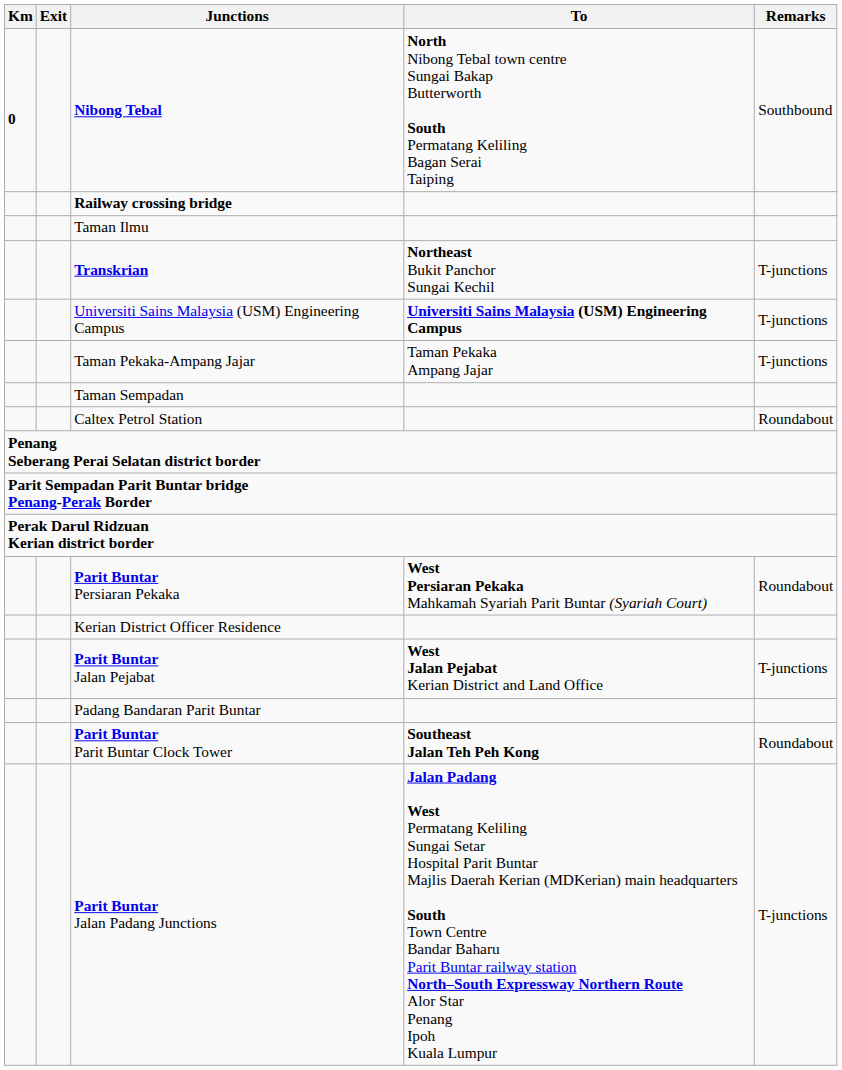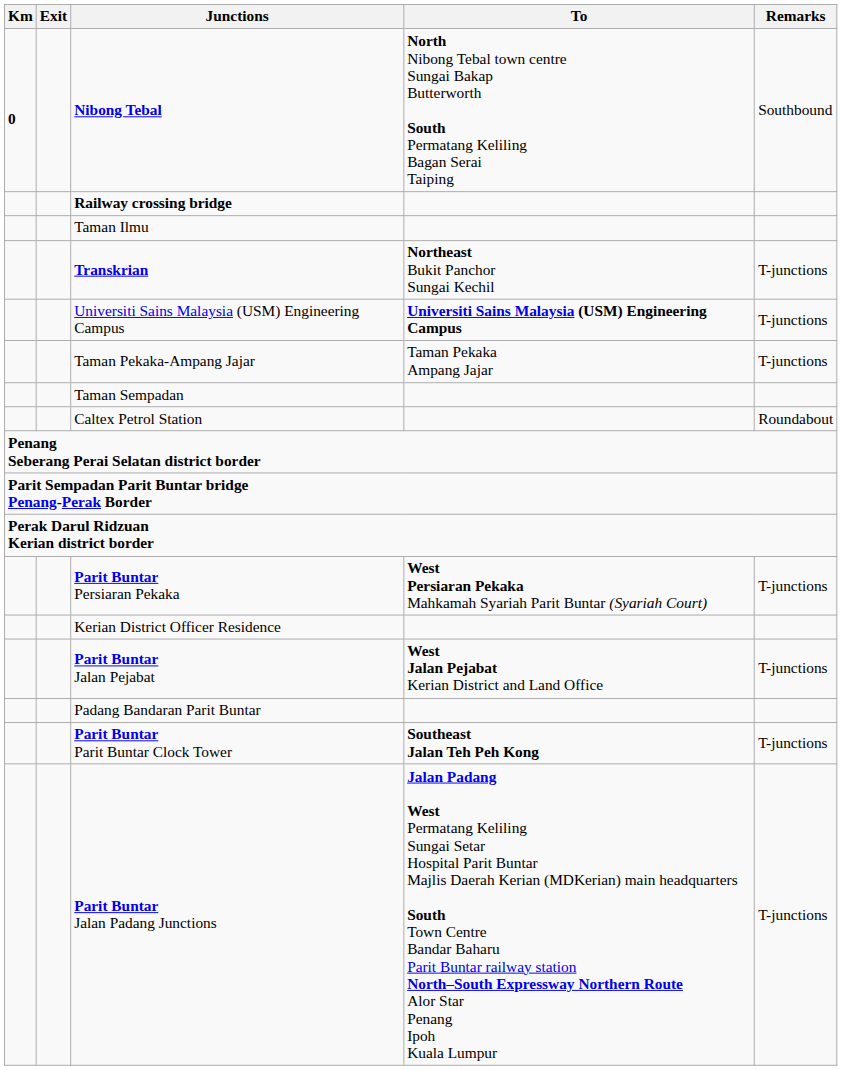(796, 585) Roundabout -> (793, 585) T-junctions
(796, 743) Roundabout -> (793, 743) T-junctions
